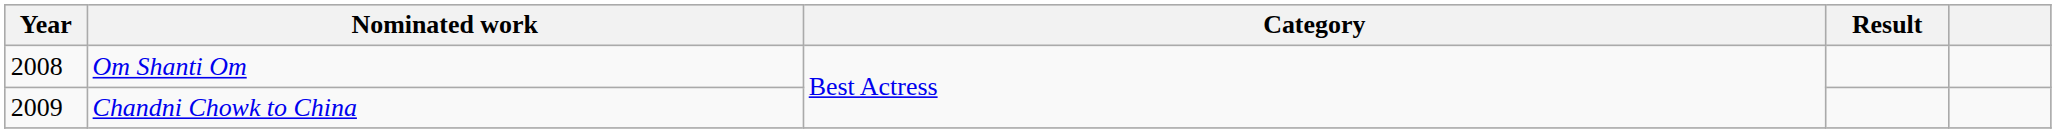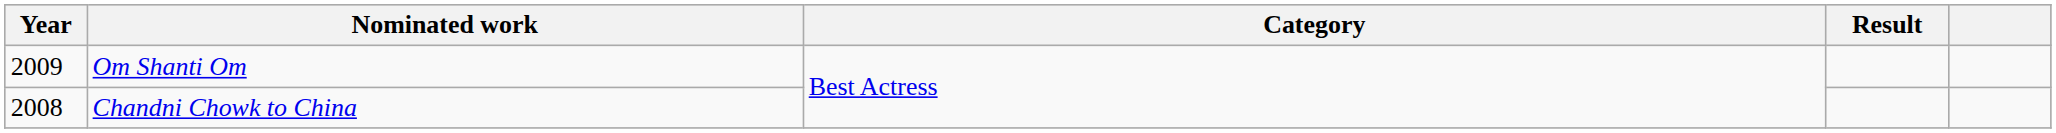(37, 66) 2008 -> (37, 66) 2009
(37, 107) 2009 -> (37, 107) 2008
